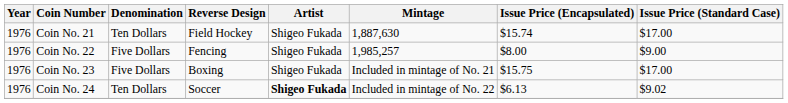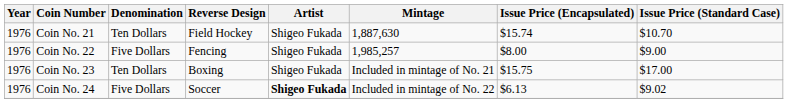(656, 32) $17.00 -> (656, 32) $10.70
(141, 70) Five Dollars -> (139, 70) Ten Dollars
(139, 88) Ten Dollars -> (141, 88) Five Dollars
